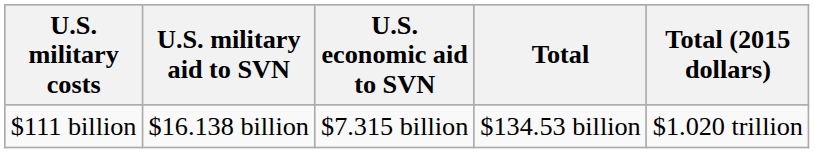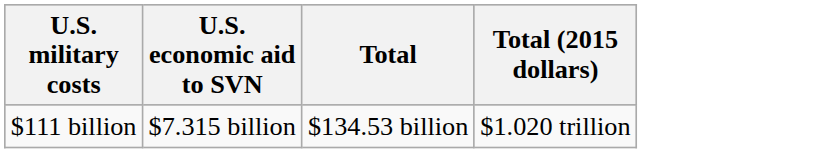- column: (229, 54)
